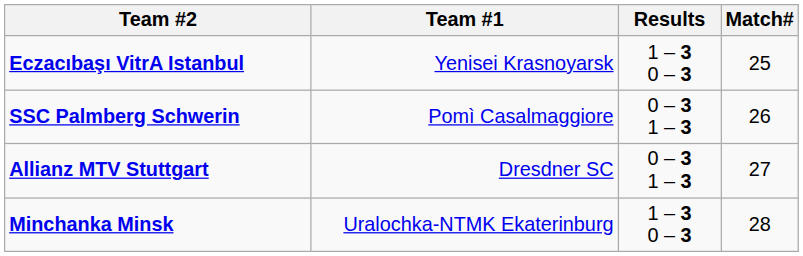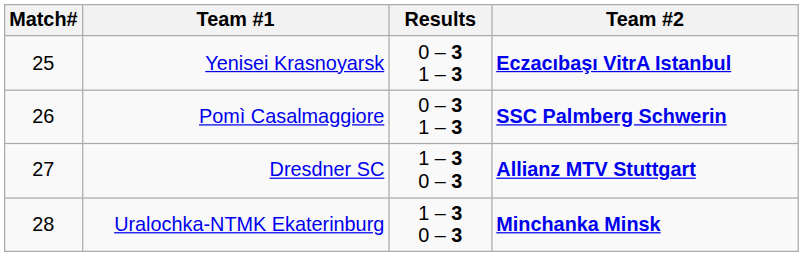columns swapped: (760, 20) <-> (158, 20)
(670, 62) 1 – 3 0 – 3 -> (440, 62) 0 – 3 1 – 3
(670, 170) 0 – 3 1 – 3 -> (440, 170) 1 – 3 0 – 3
